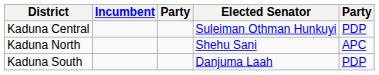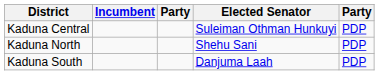(354, 45) APC -> (354, 45) PDP
